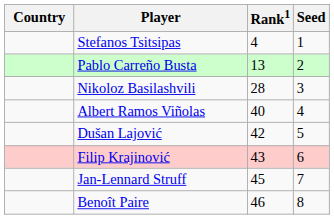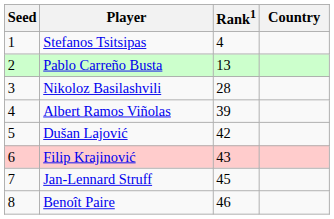columns swapped: (39, 17) <-> (311, 17)
(258, 111) 40 -> (224, 111) 39
